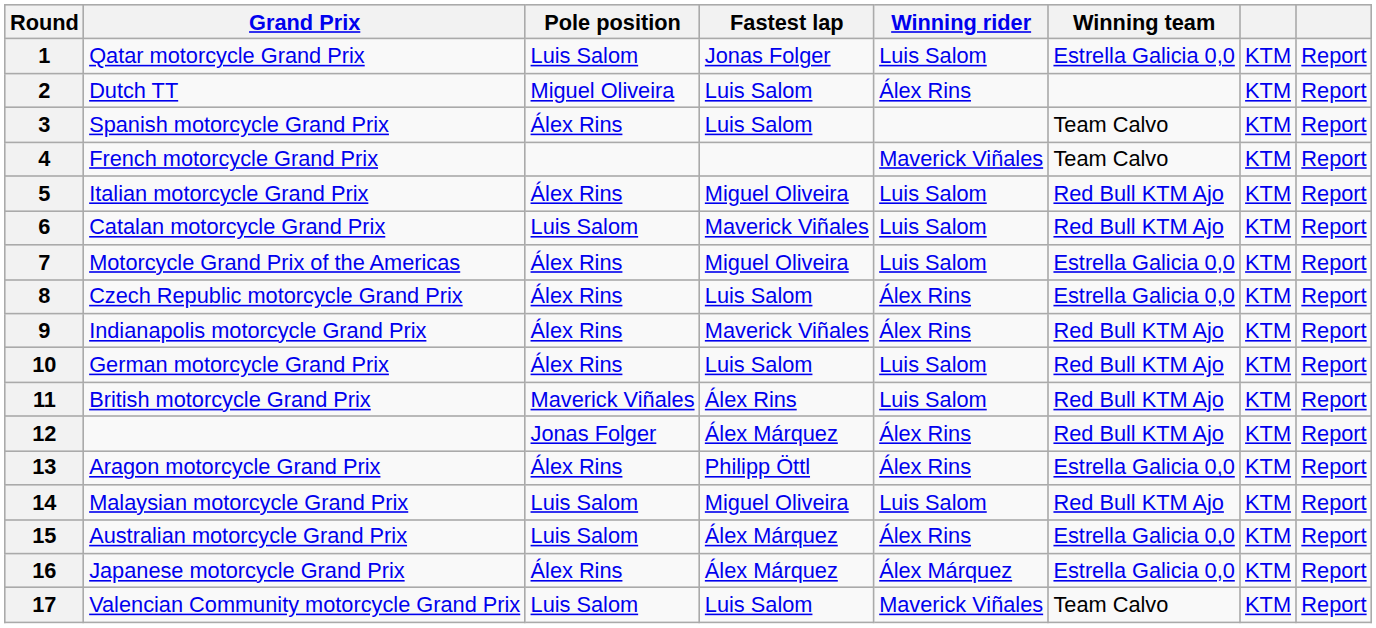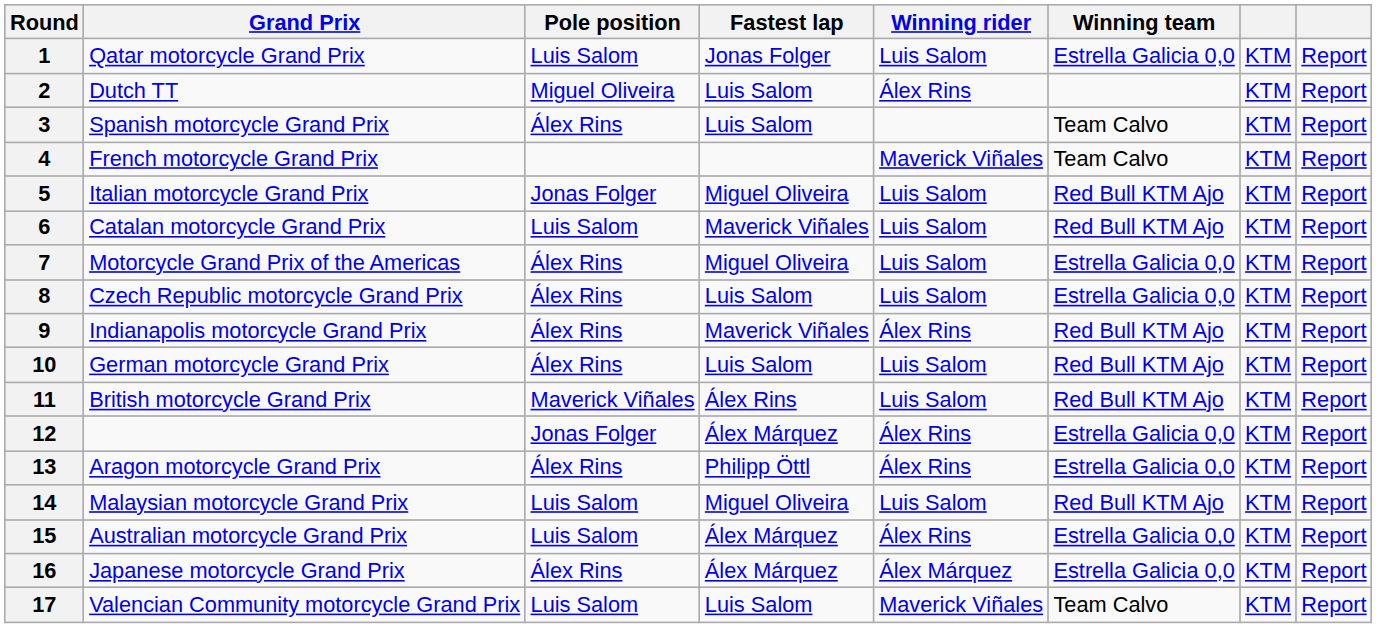(576, 193) Álex Rins -> (593, 193) Jonas Folger
(925, 296) Álex Rins -> (933, 296) Luis Salom
(1139, 433) Red Bull KTM Ajo -> (1144, 433) Estrella Galicia 0,0
